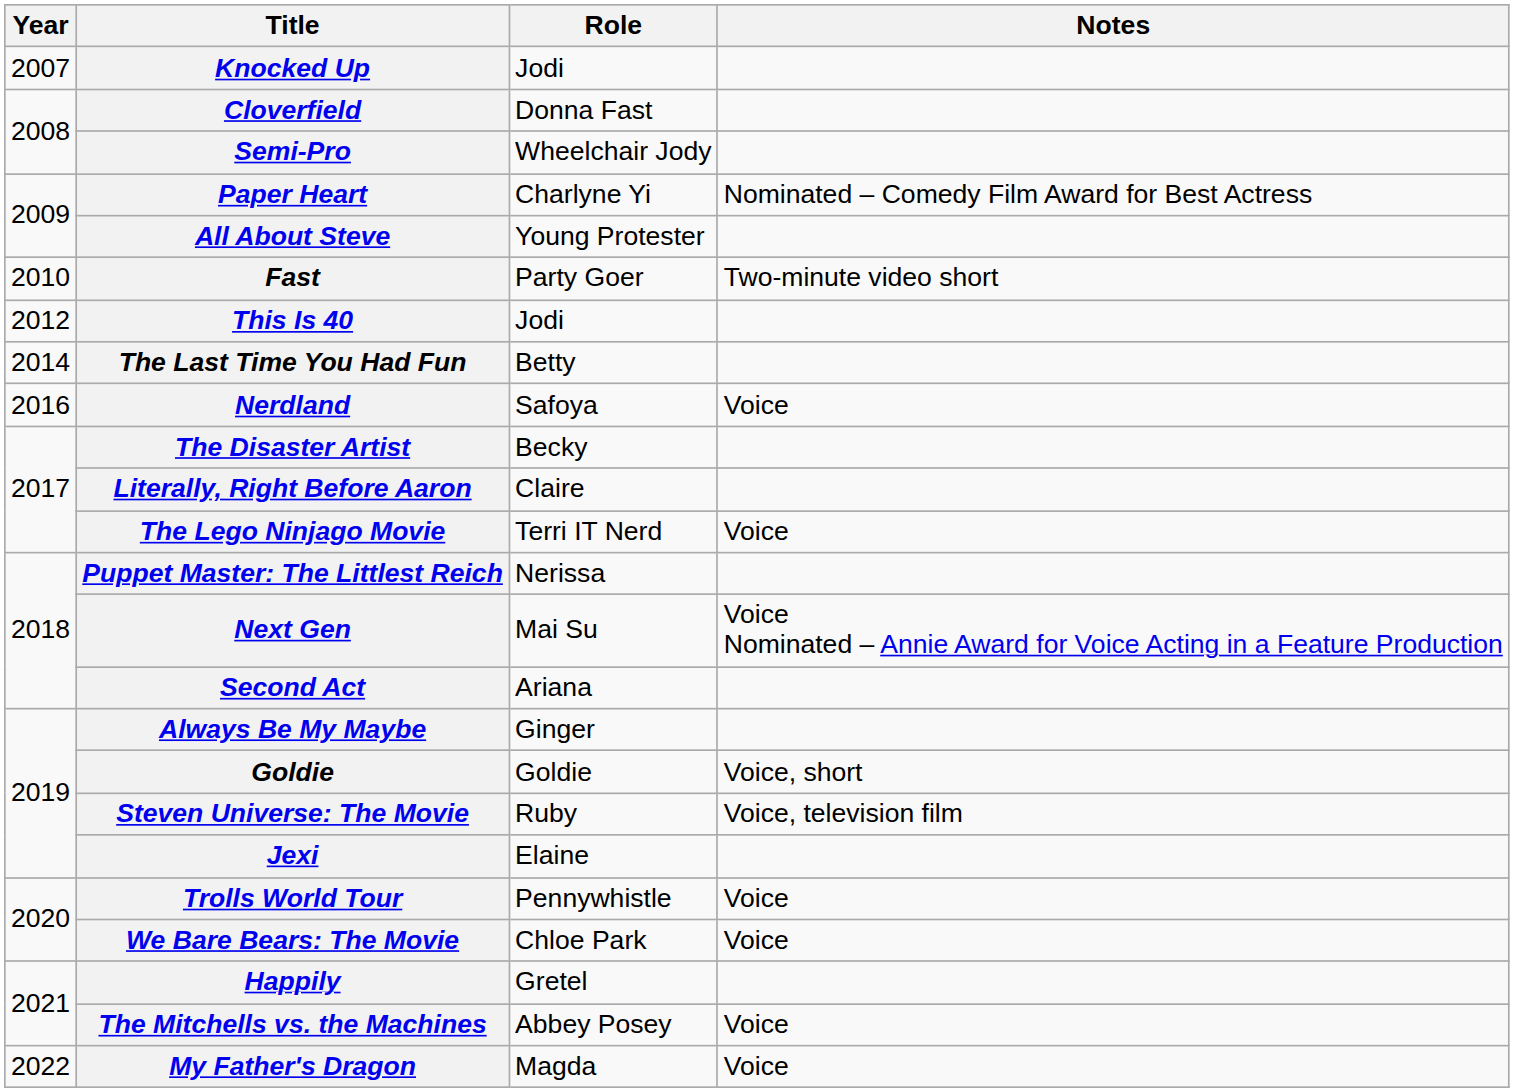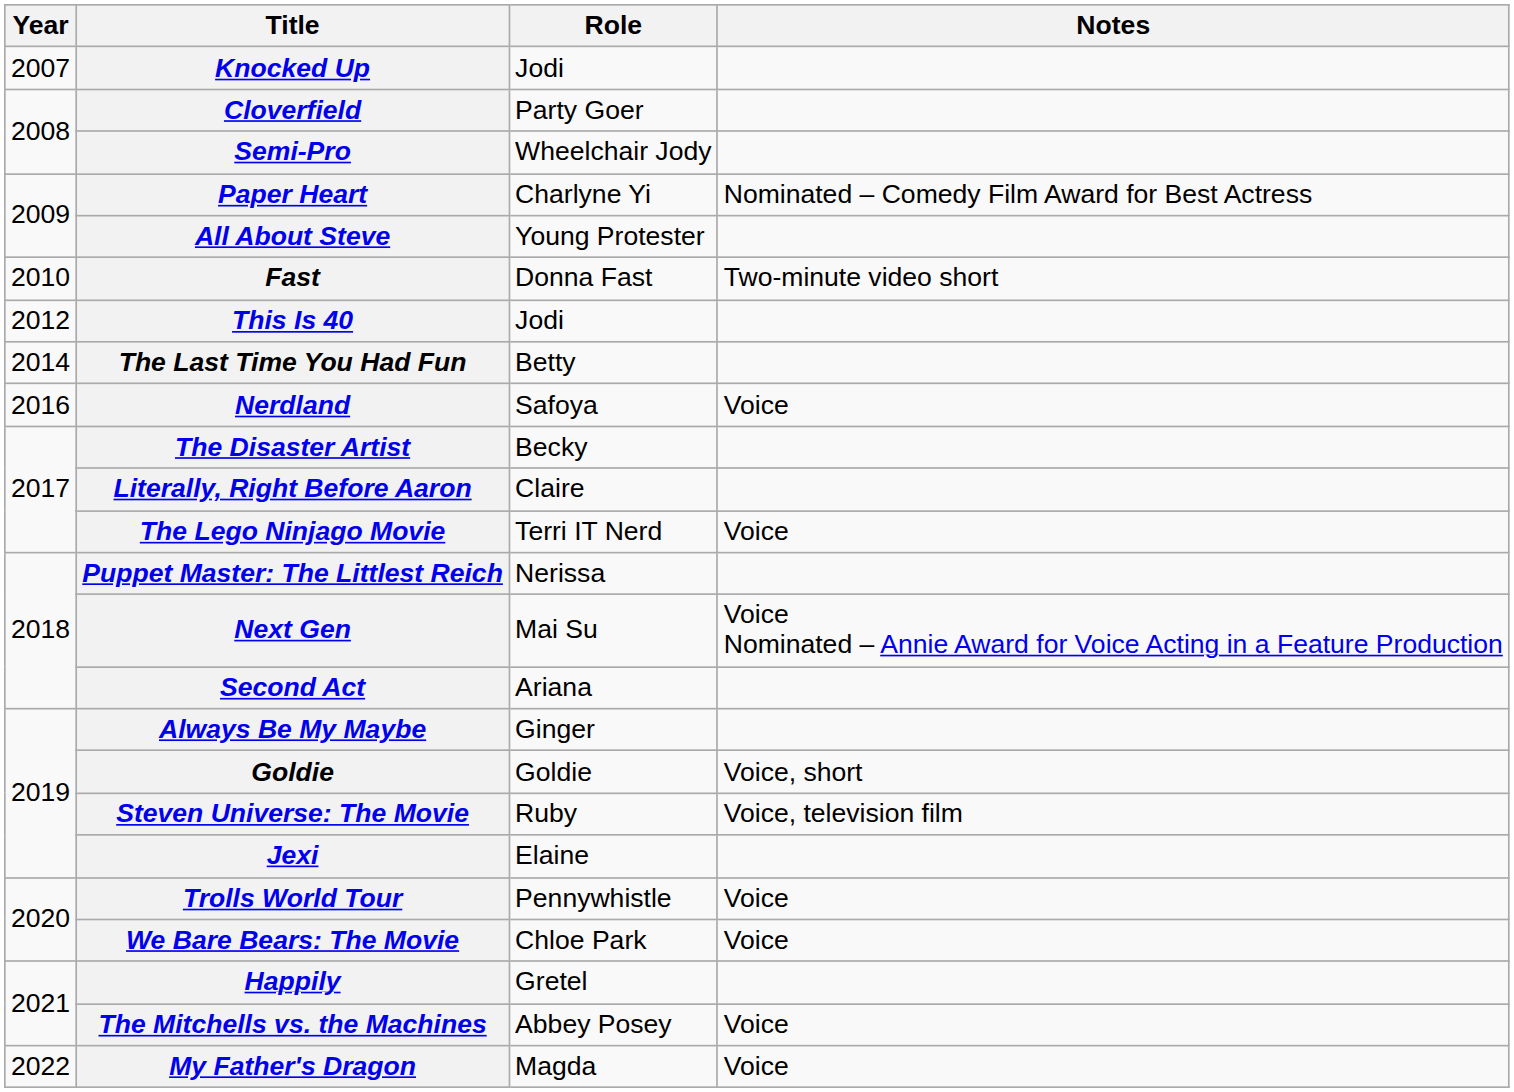(584, 109) Donna Fast -> (579, 109) Party Goer
(579, 278) Party Goer -> (584, 278) Donna Fast
